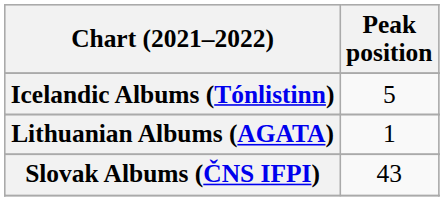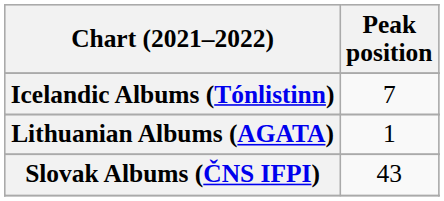(389, 93) 5 -> (389, 93) 7
